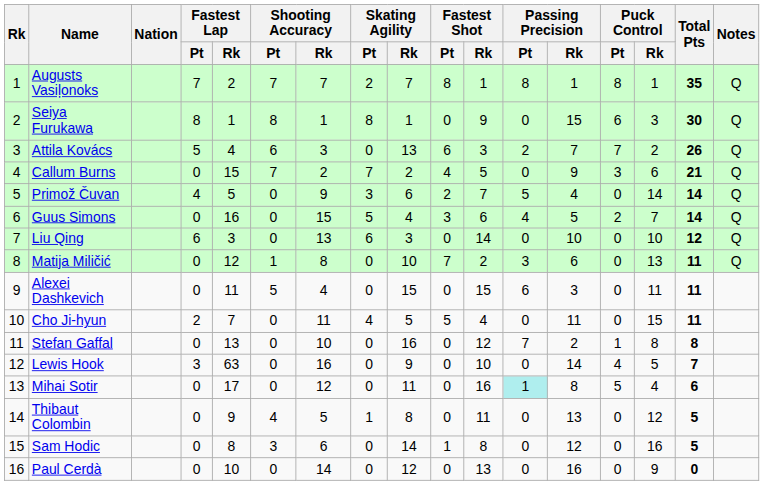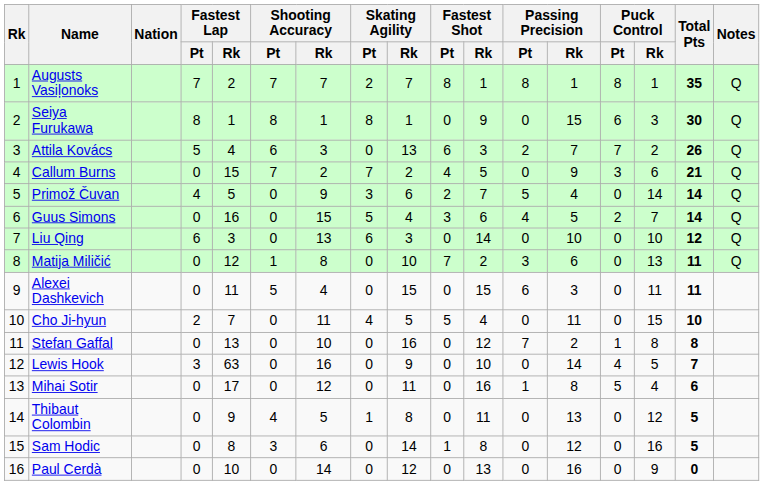(694, 321) 11 -> (694, 321) 10
(525, 387) paleturquoise background -> (525, 387) no background
